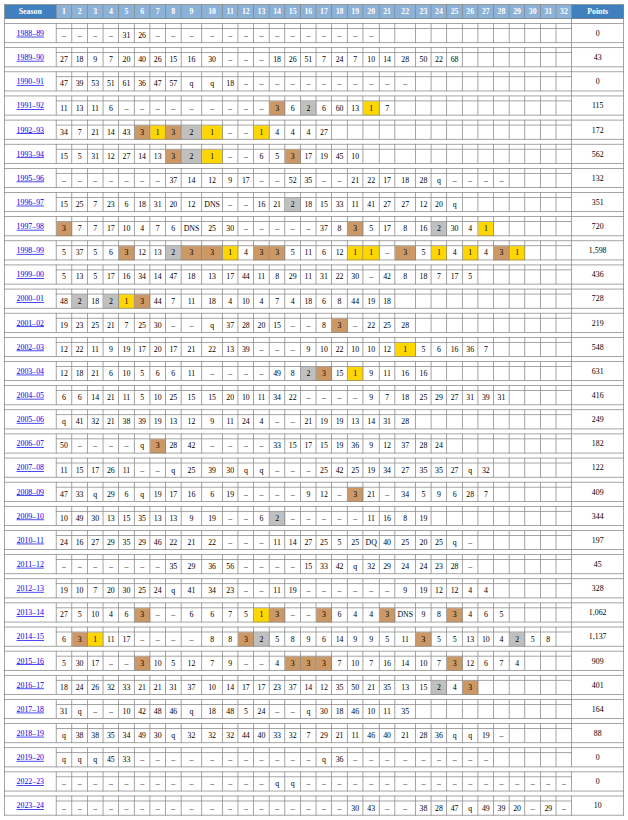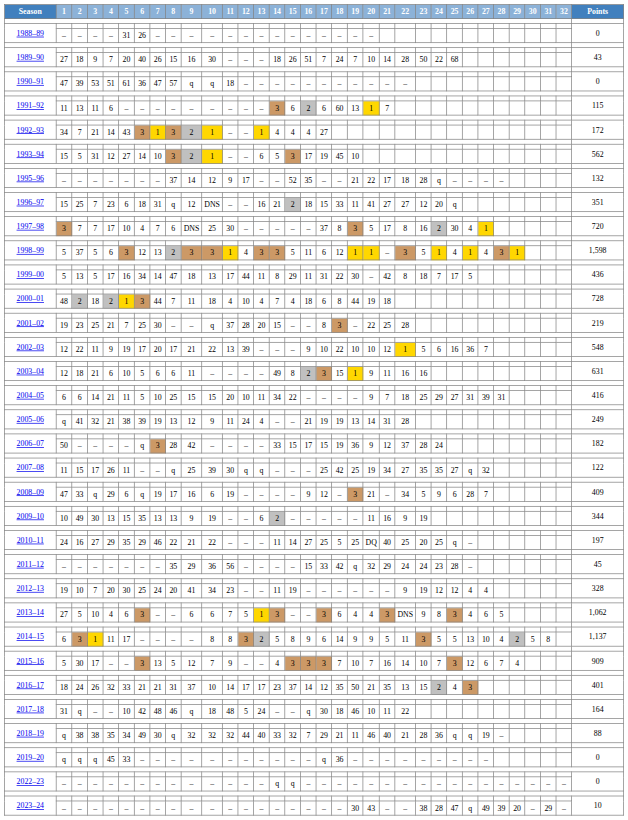(158, 156) 13 -> (158, 156) 10
(173, 204) 20 -> (173, 204) q
(405, 518) 8 -> (405, 518) 9
(173, 590) q -> (173, 590) 20
(158, 663) 10 -> (158, 663) 13
(405, 711) 35 -> (405, 711) 22
